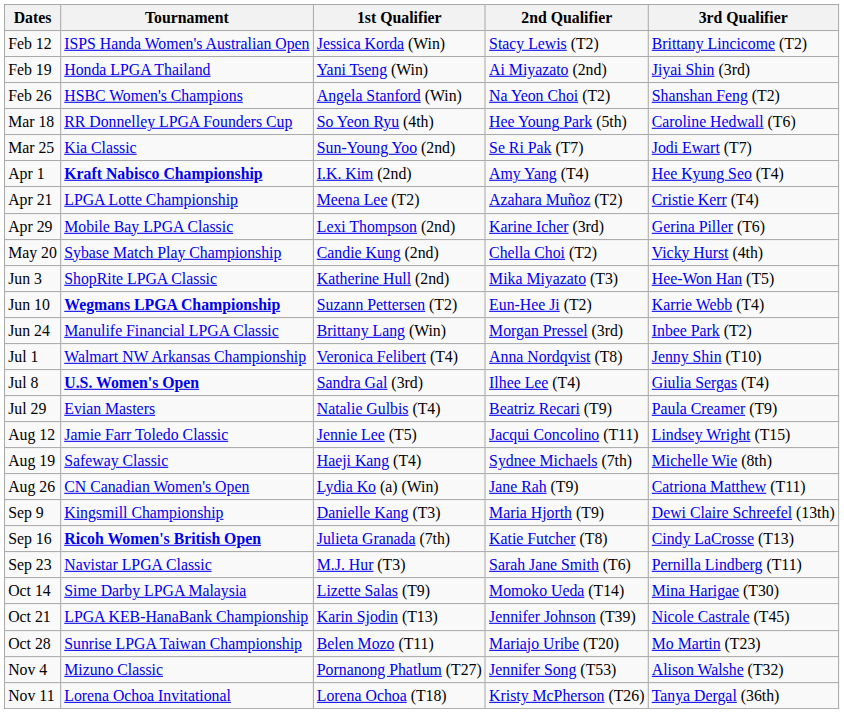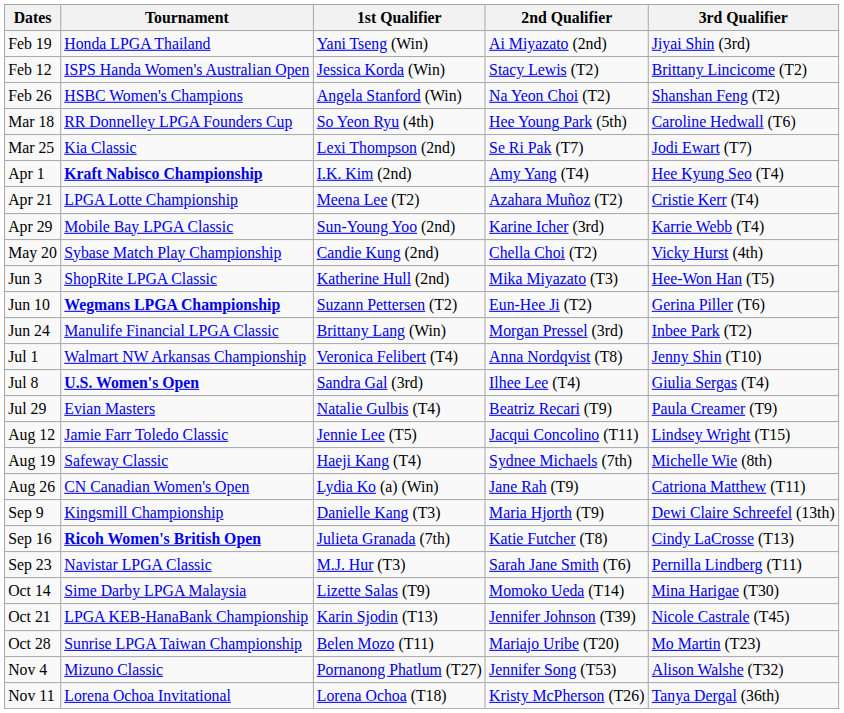rows swapped: (30, 43) <-> (30, 69)
(386, 148) Sun-Young Yoo (2nd) -> (386, 148) Lexi Thompson (2nd)
(386, 226) Lexi Thompson (2nd) -> (386, 226) Sun-Young Yoo (2nd)
(708, 226) Gerina Piller (T6) -> (708, 226) Karrie Webb (T4)
(708, 304) Karrie Webb (T4) -> (708, 304) Gerina Piller (T6)
